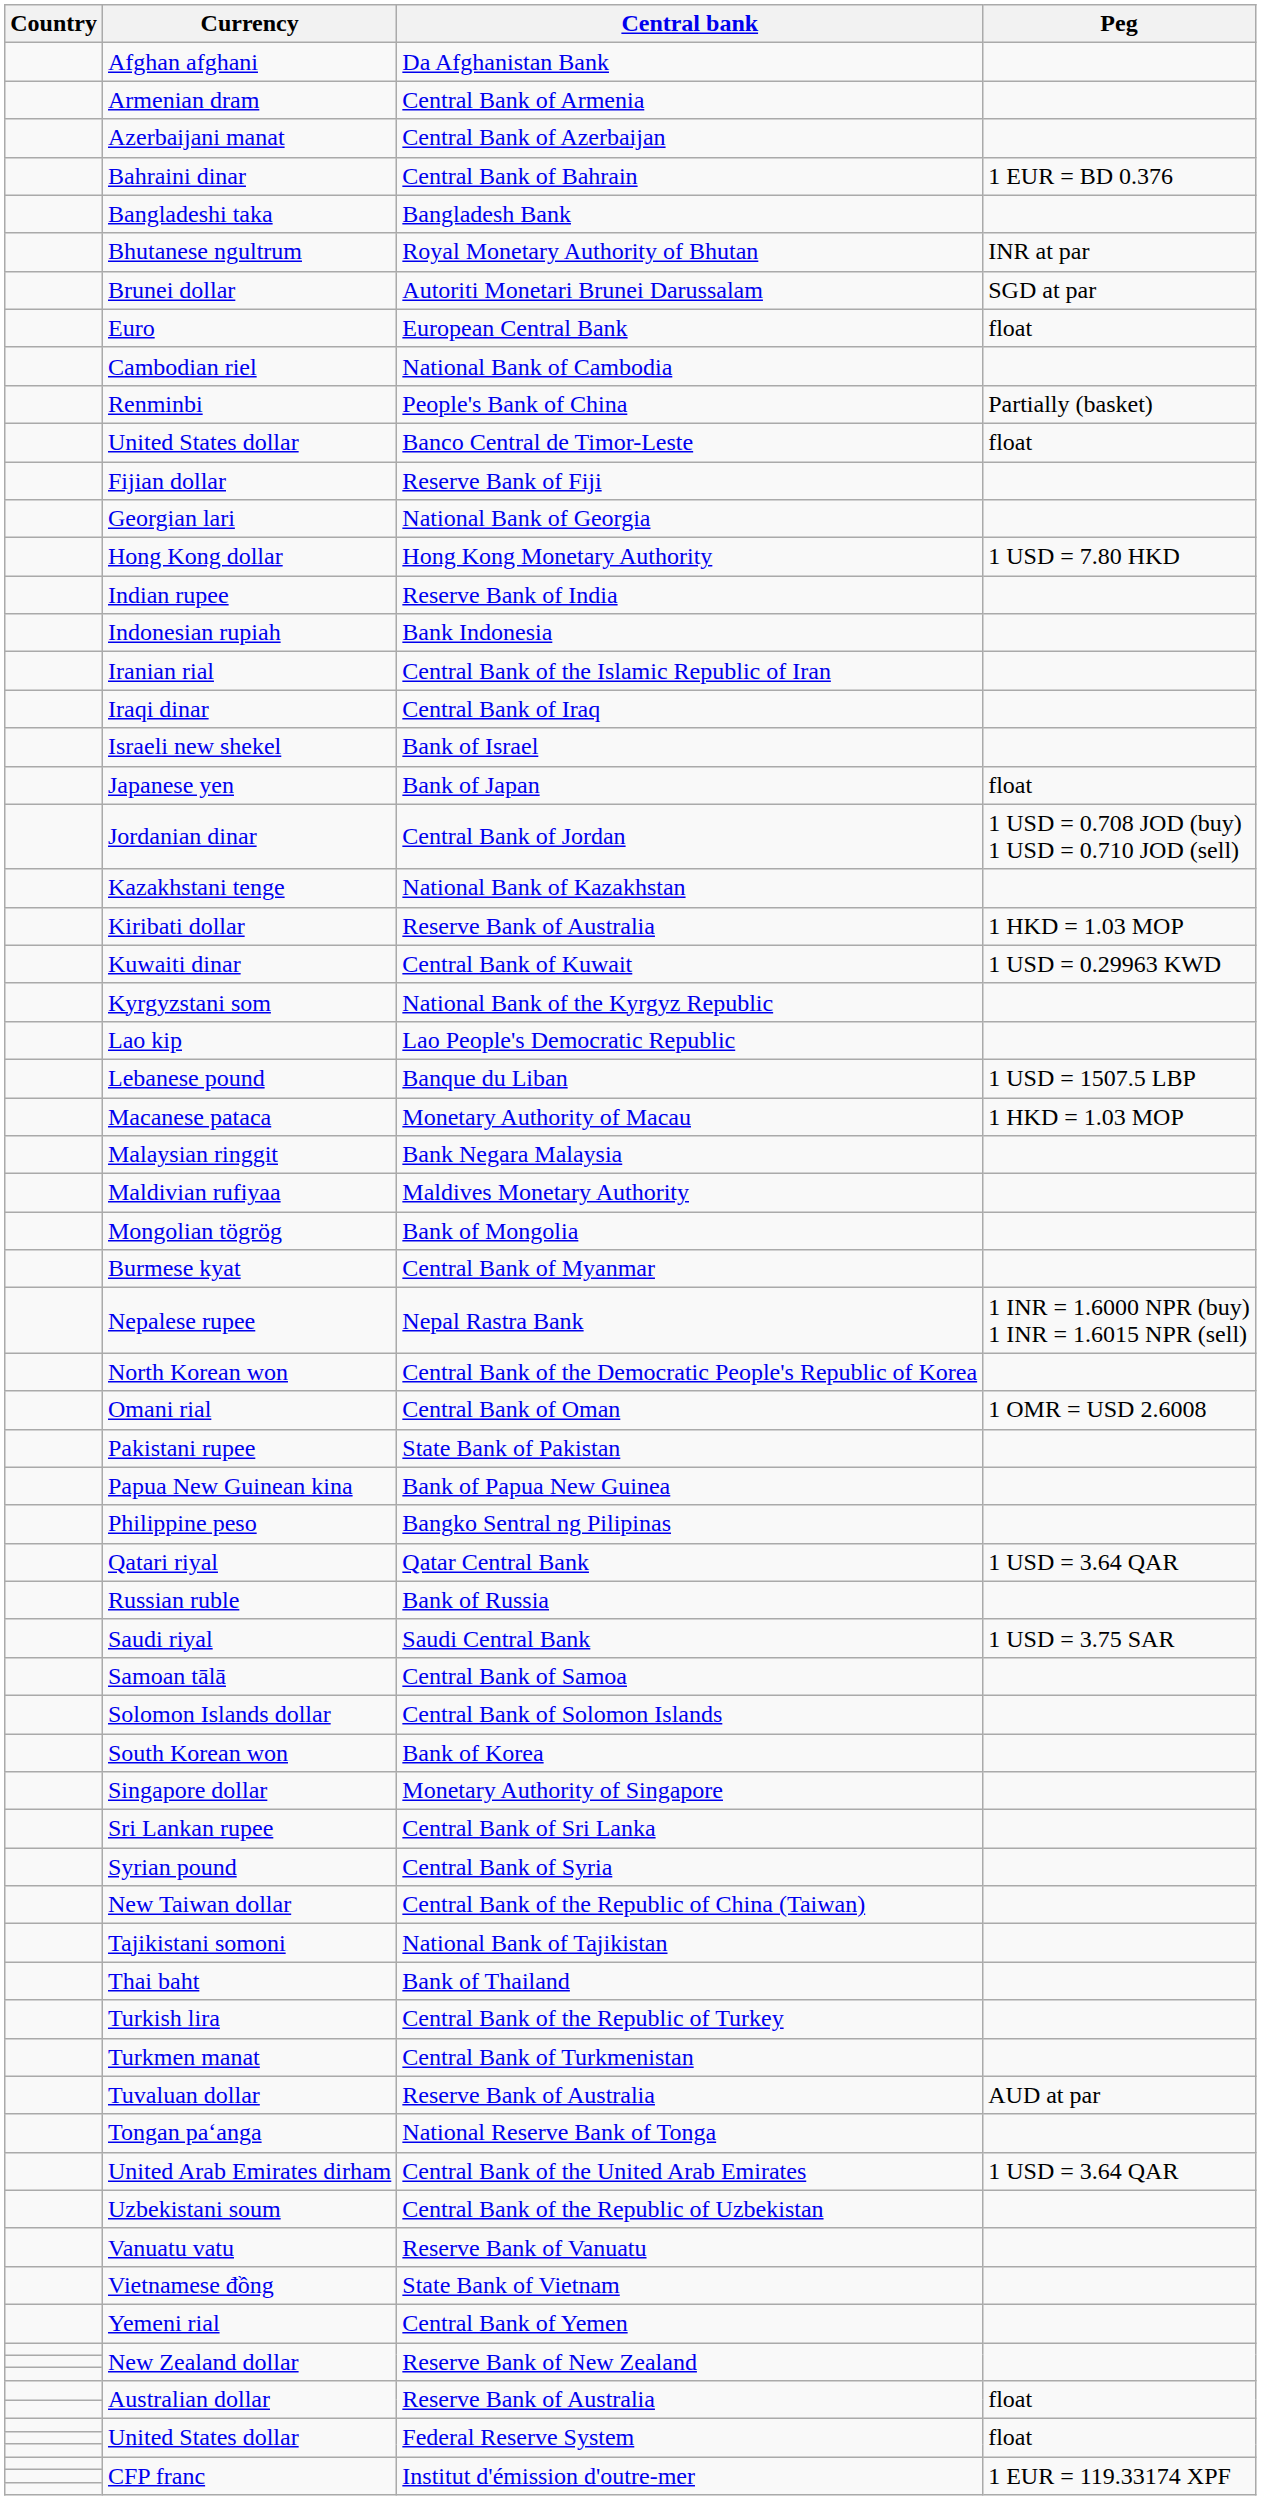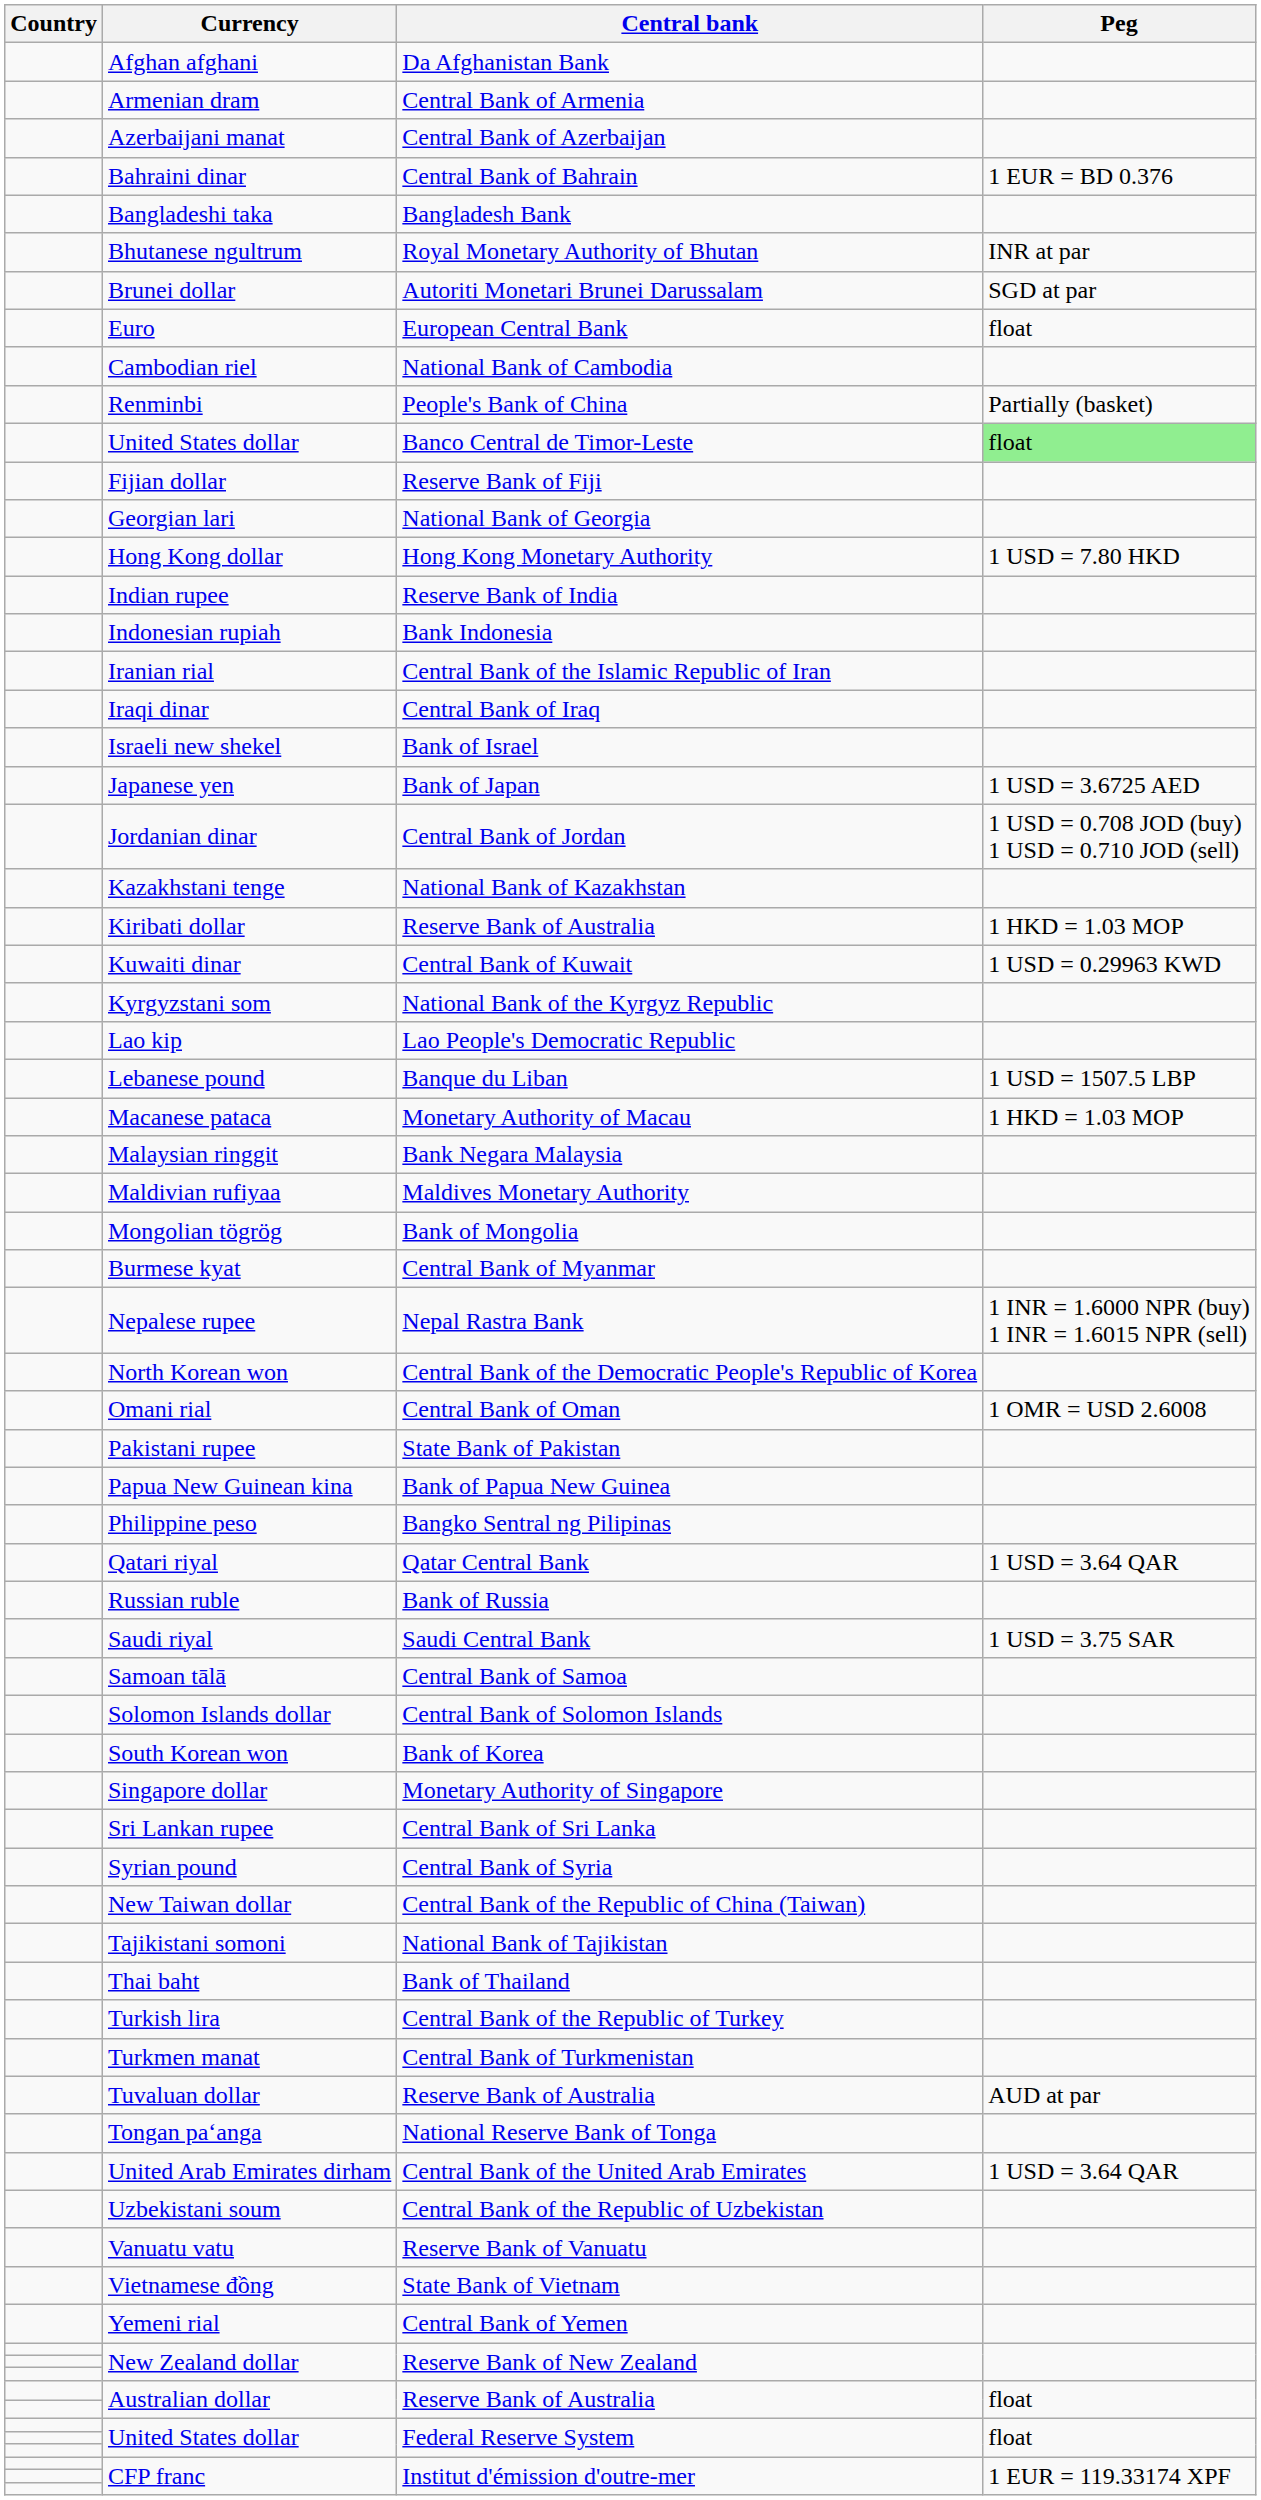(1010, 442) no background -> (1010, 442) lightgreen background
(1010, 784) float -> (1094, 784) 1 USD = 3.6725 AED
